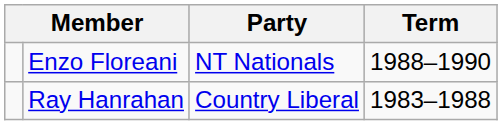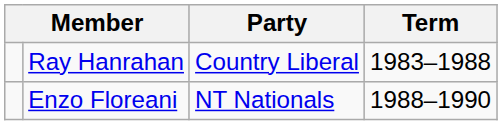rows swapped: (106, 100) <-> (103, 61)
